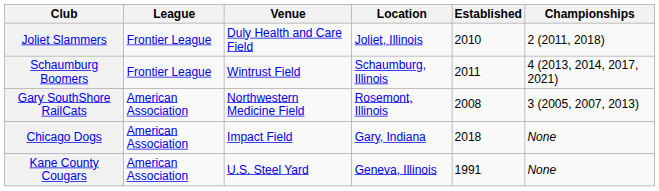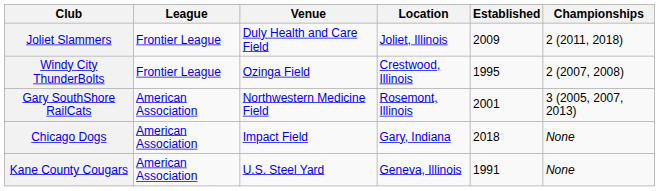(468, 39) 2010 -> (486, 39) 2009
- row: (64, 72)
+ row: (69, 72)
(468, 104) 2008 -> (486, 104) 2001
